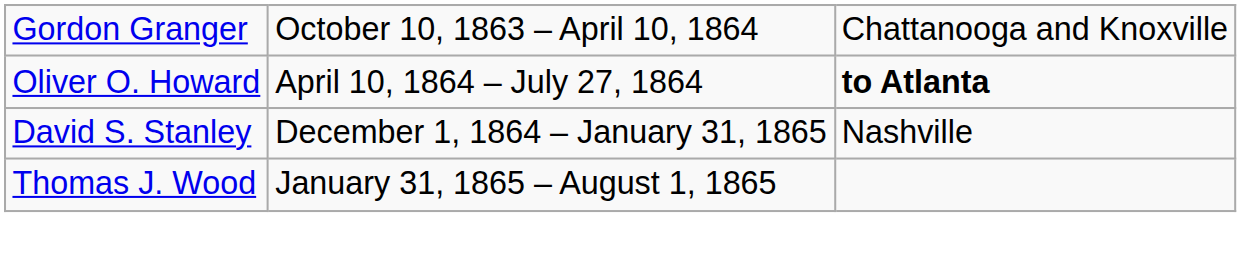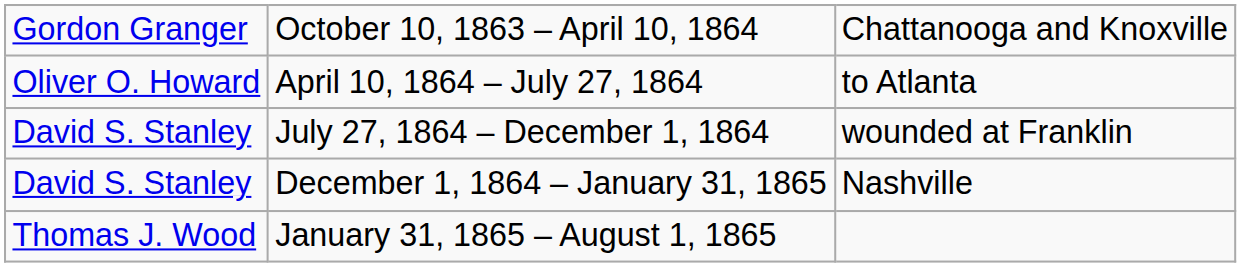(916, 81) bold -> (909, 81) normal
+ row: (522, 132)
